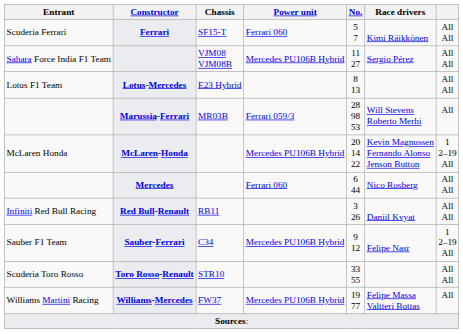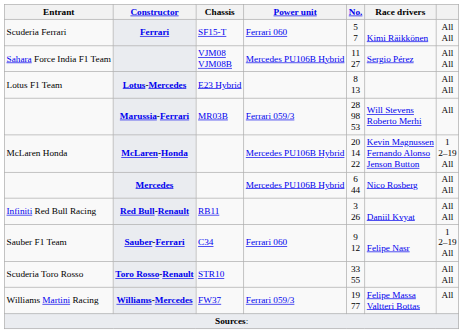(267, 184) Ferrari 060 -> (295, 184) Mercedes PU106B Hybrid
(295, 242) Mercedes PU106B Hybrid -> (267, 242) Ferrari 060
(295, 300) Mercedes PU106B Hybrid -> (270, 300) Ferrari 059/3
